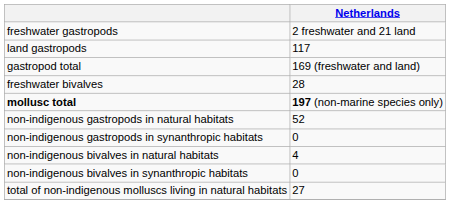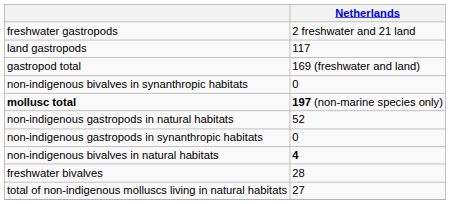rows swapped: (55, 84) <-> (127, 173)
(295, 155) normal -> (295, 155) bold
